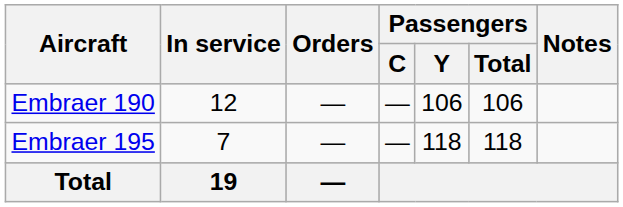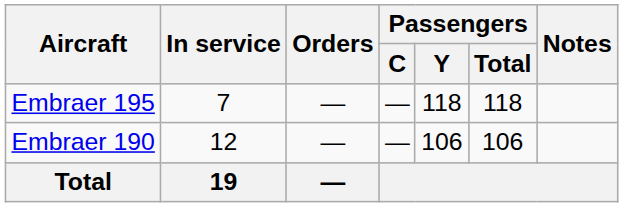rows swapped: (83, 102) <-> (83, 142)
